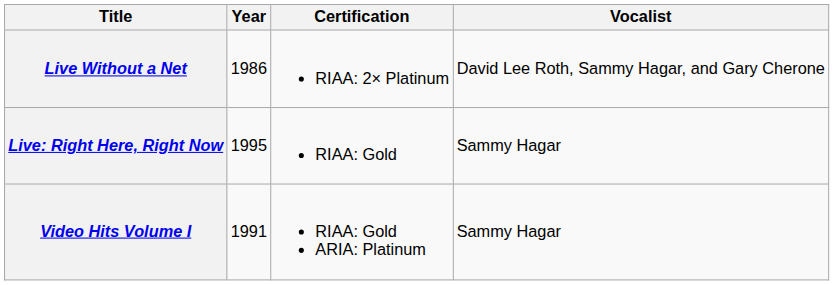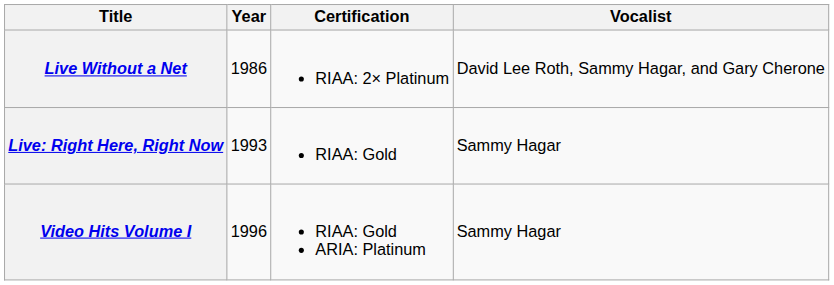(249, 145) 1995 -> (249, 145) 1993
(249, 231) 1991 -> (249, 231) 1996
